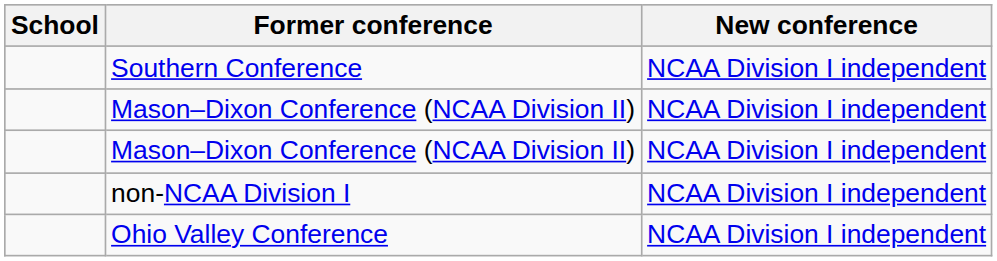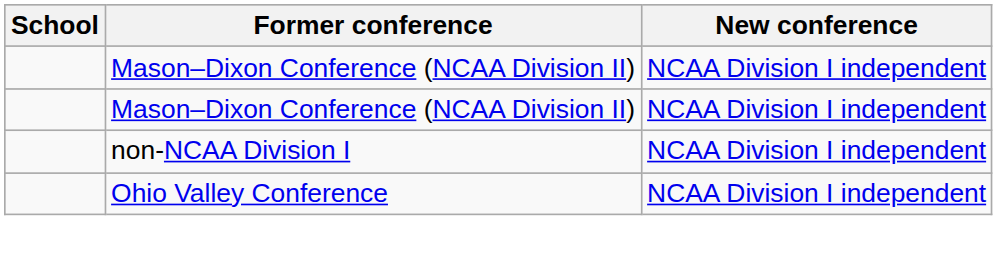- row: (55, 68)
